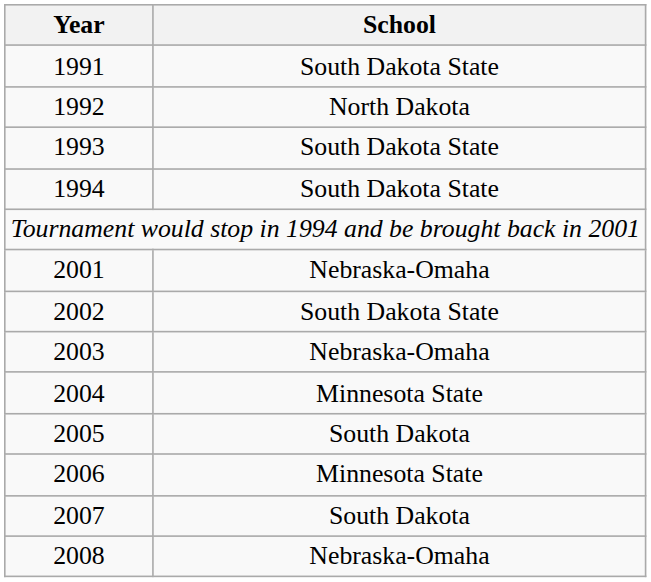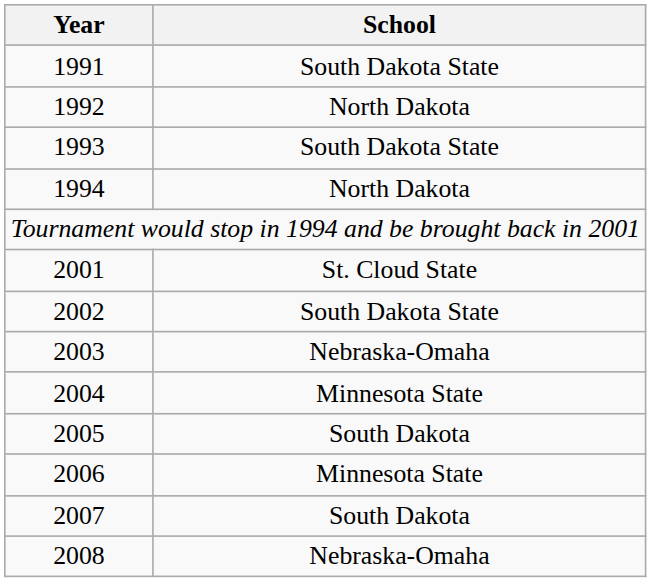(399, 188) South Dakota State -> (399, 188) North Dakota
(399, 270) Nebraska-Omaha -> (399, 270) St. Cloud State
